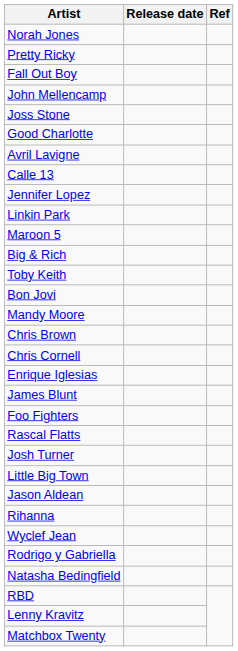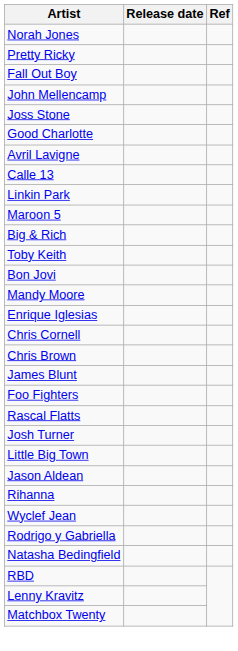- row: (49, 194)
rows swapped: (52, 375) <-> (42, 335)
